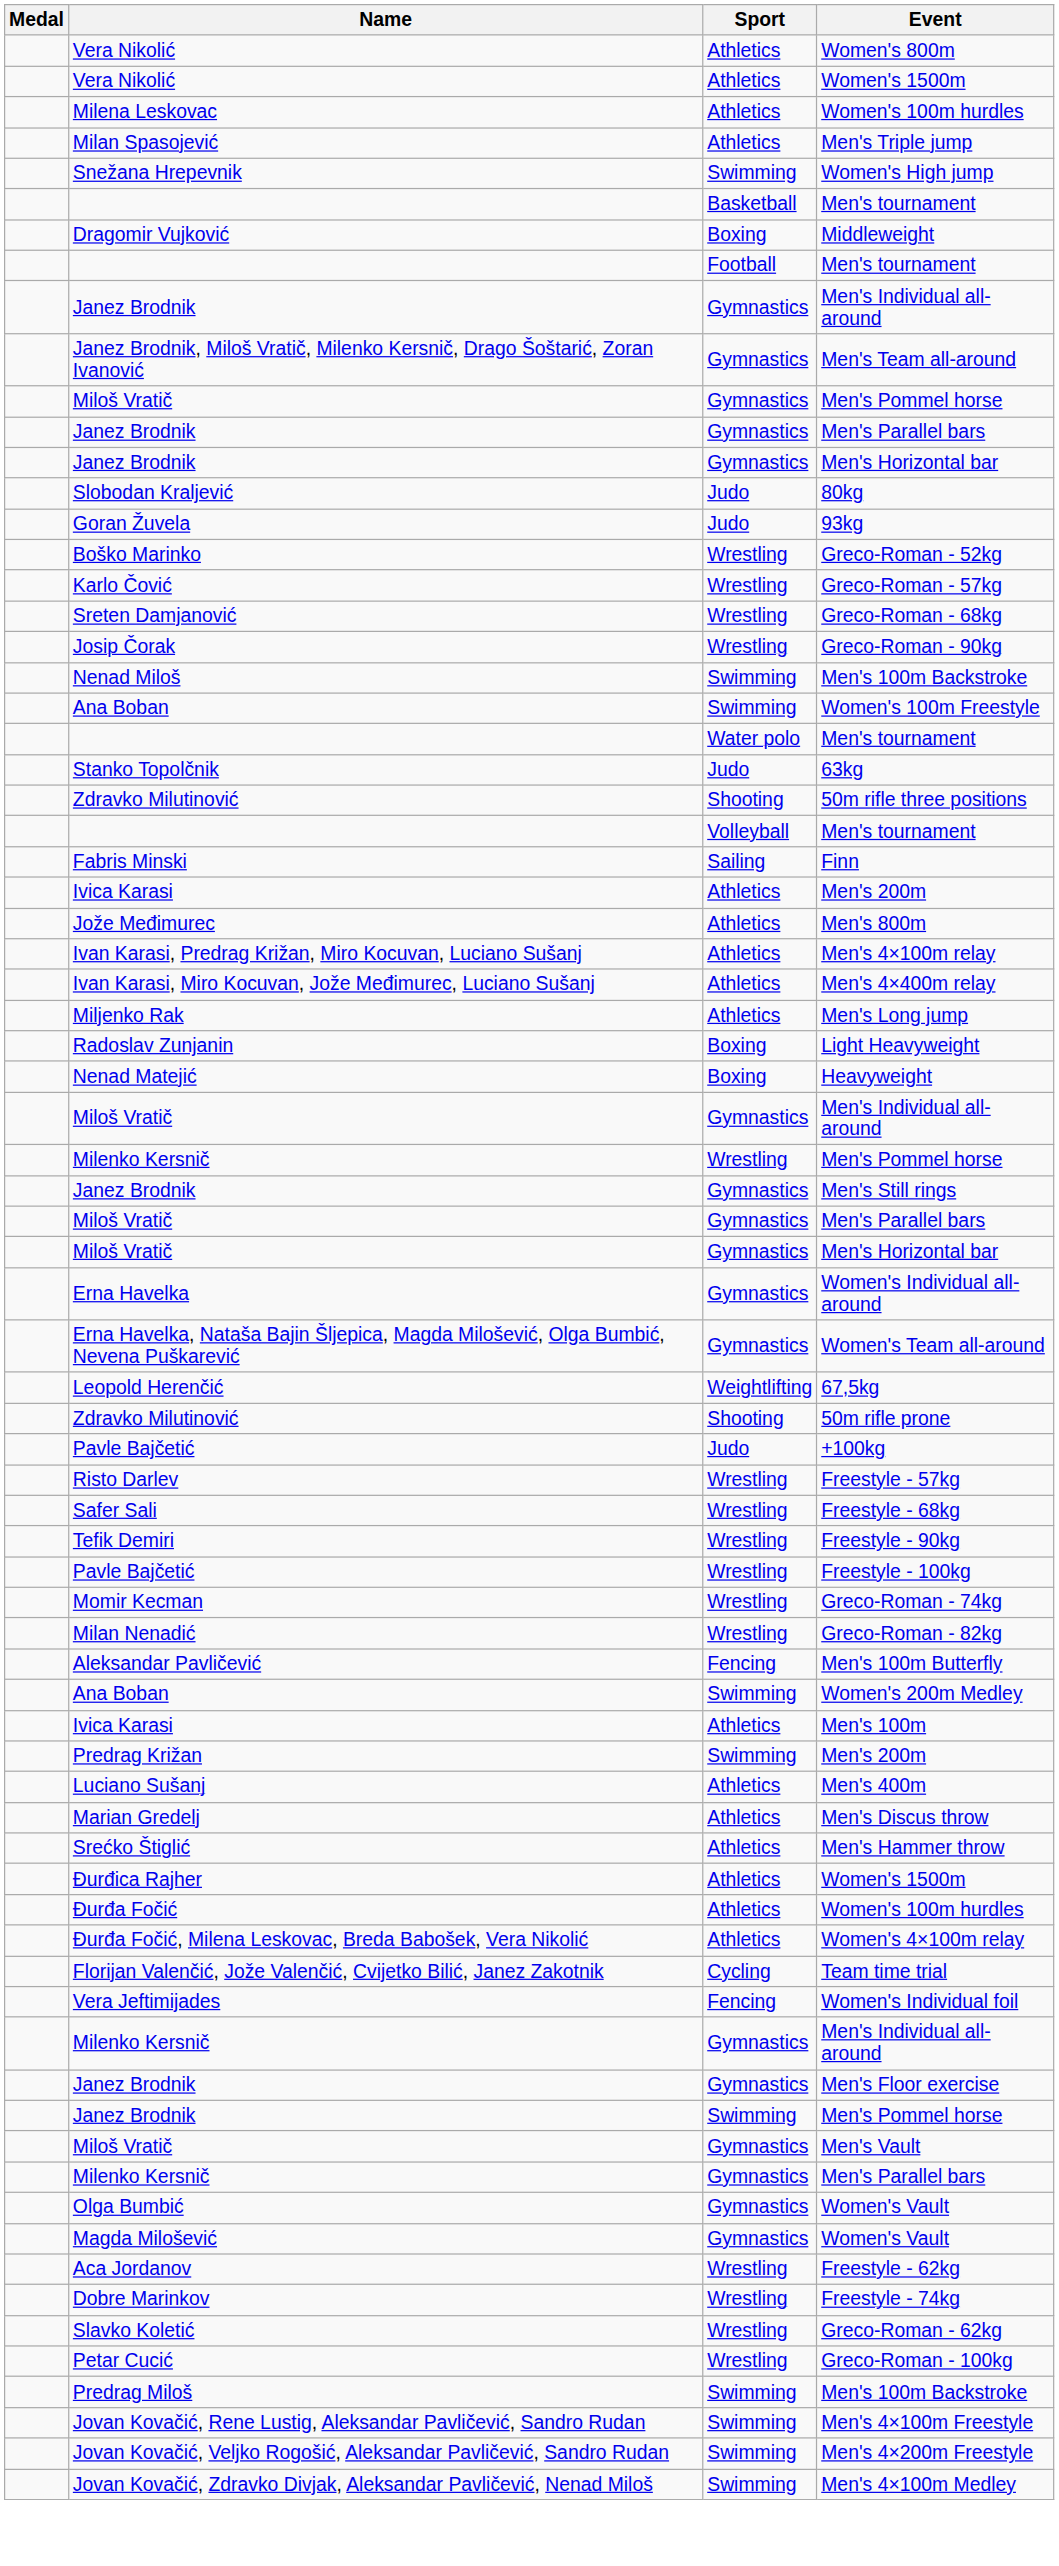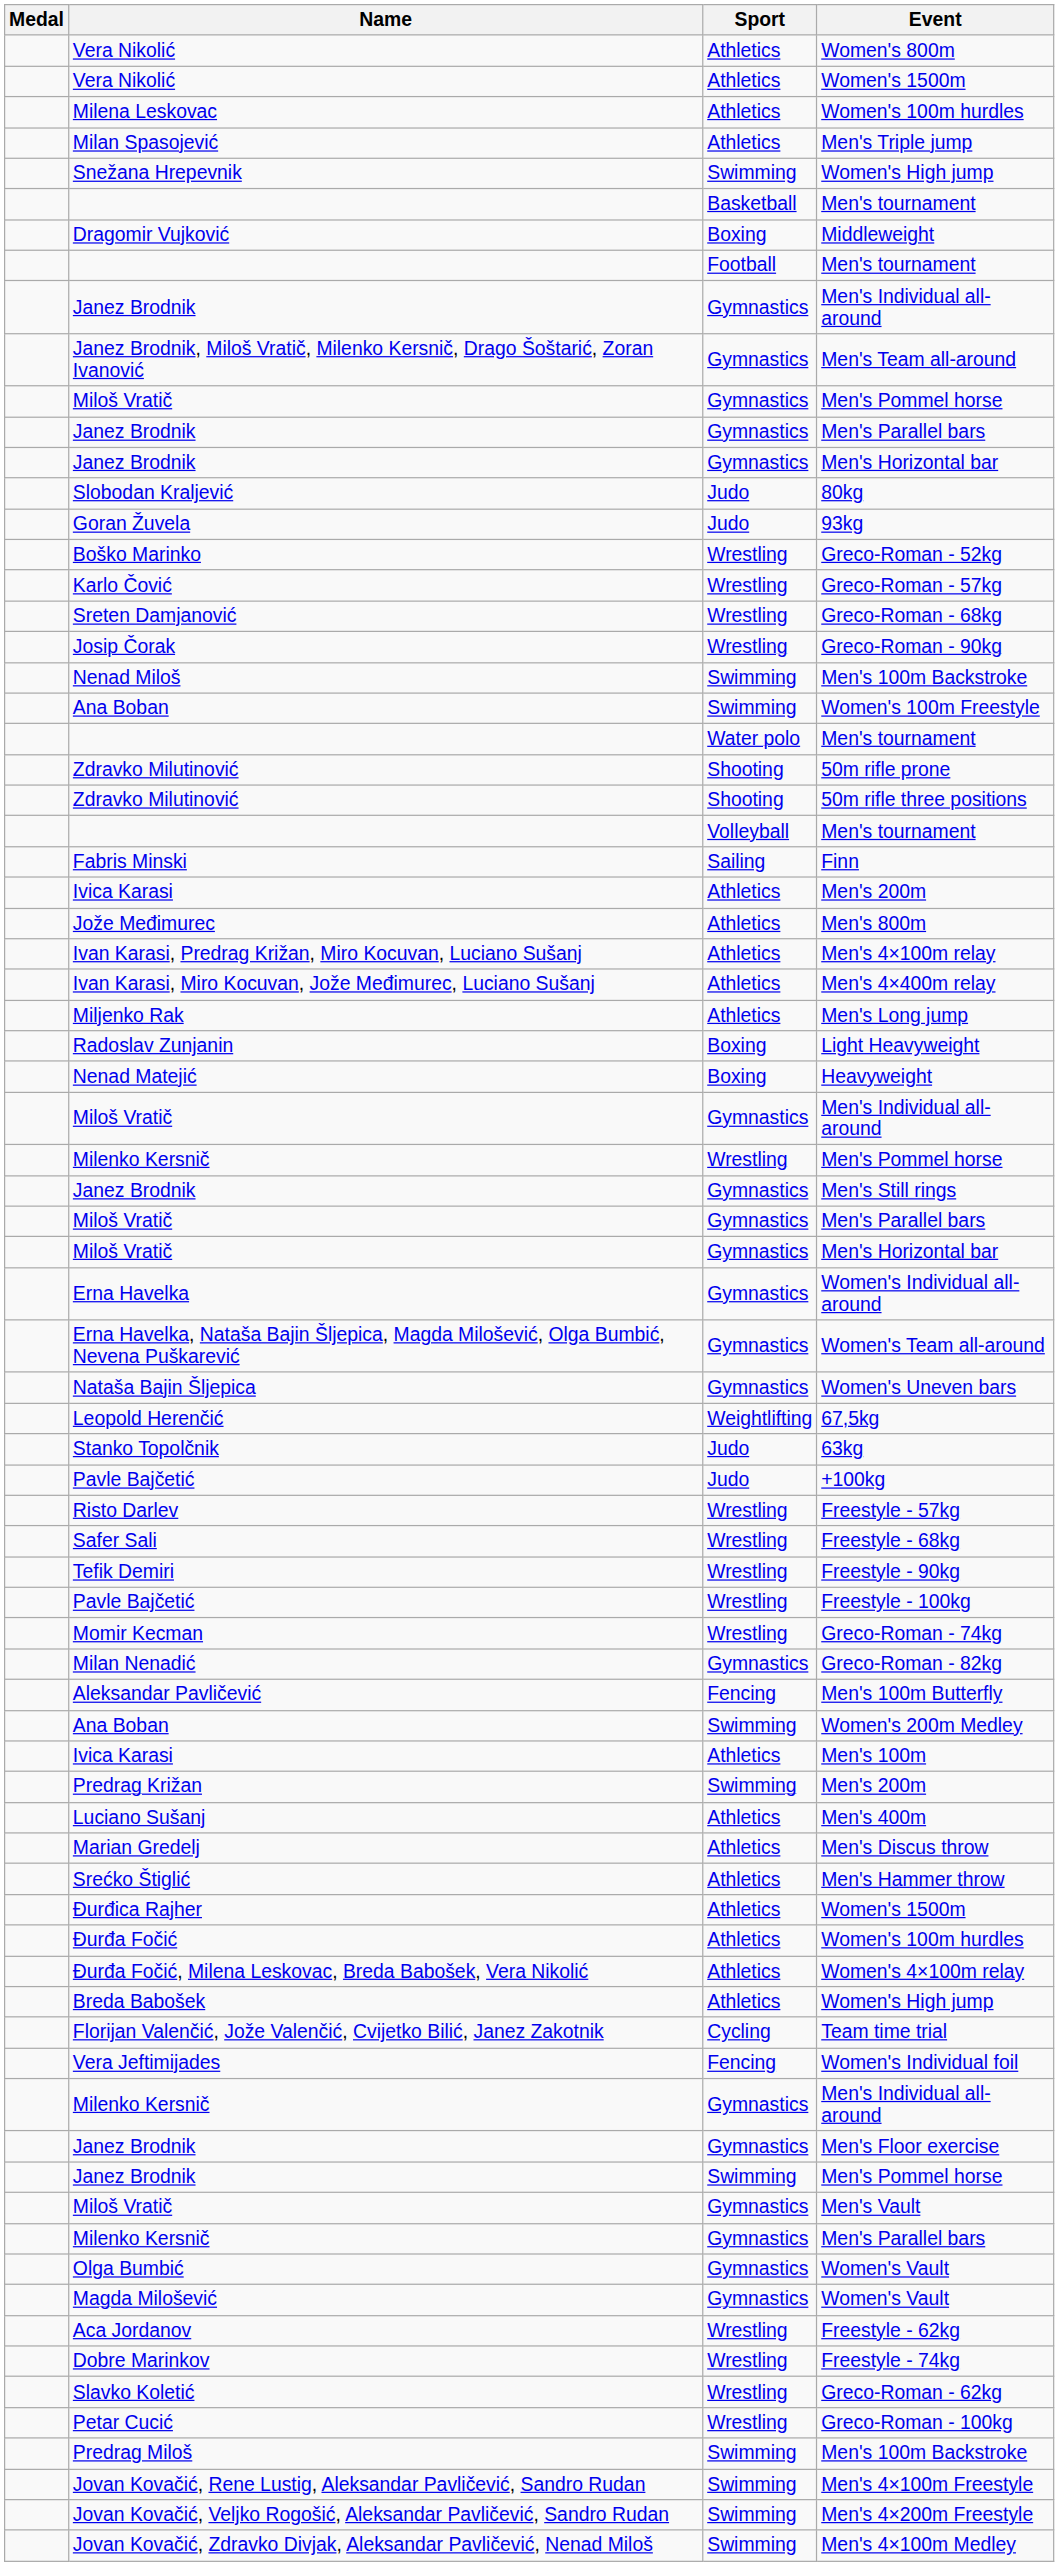rows swapped: (156, 1418) <-> (146, 769)
+ row: (164, 1387)
(747, 1633) Wrestling -> (758, 1663) Gymnastics
+ row: (139, 2001)
